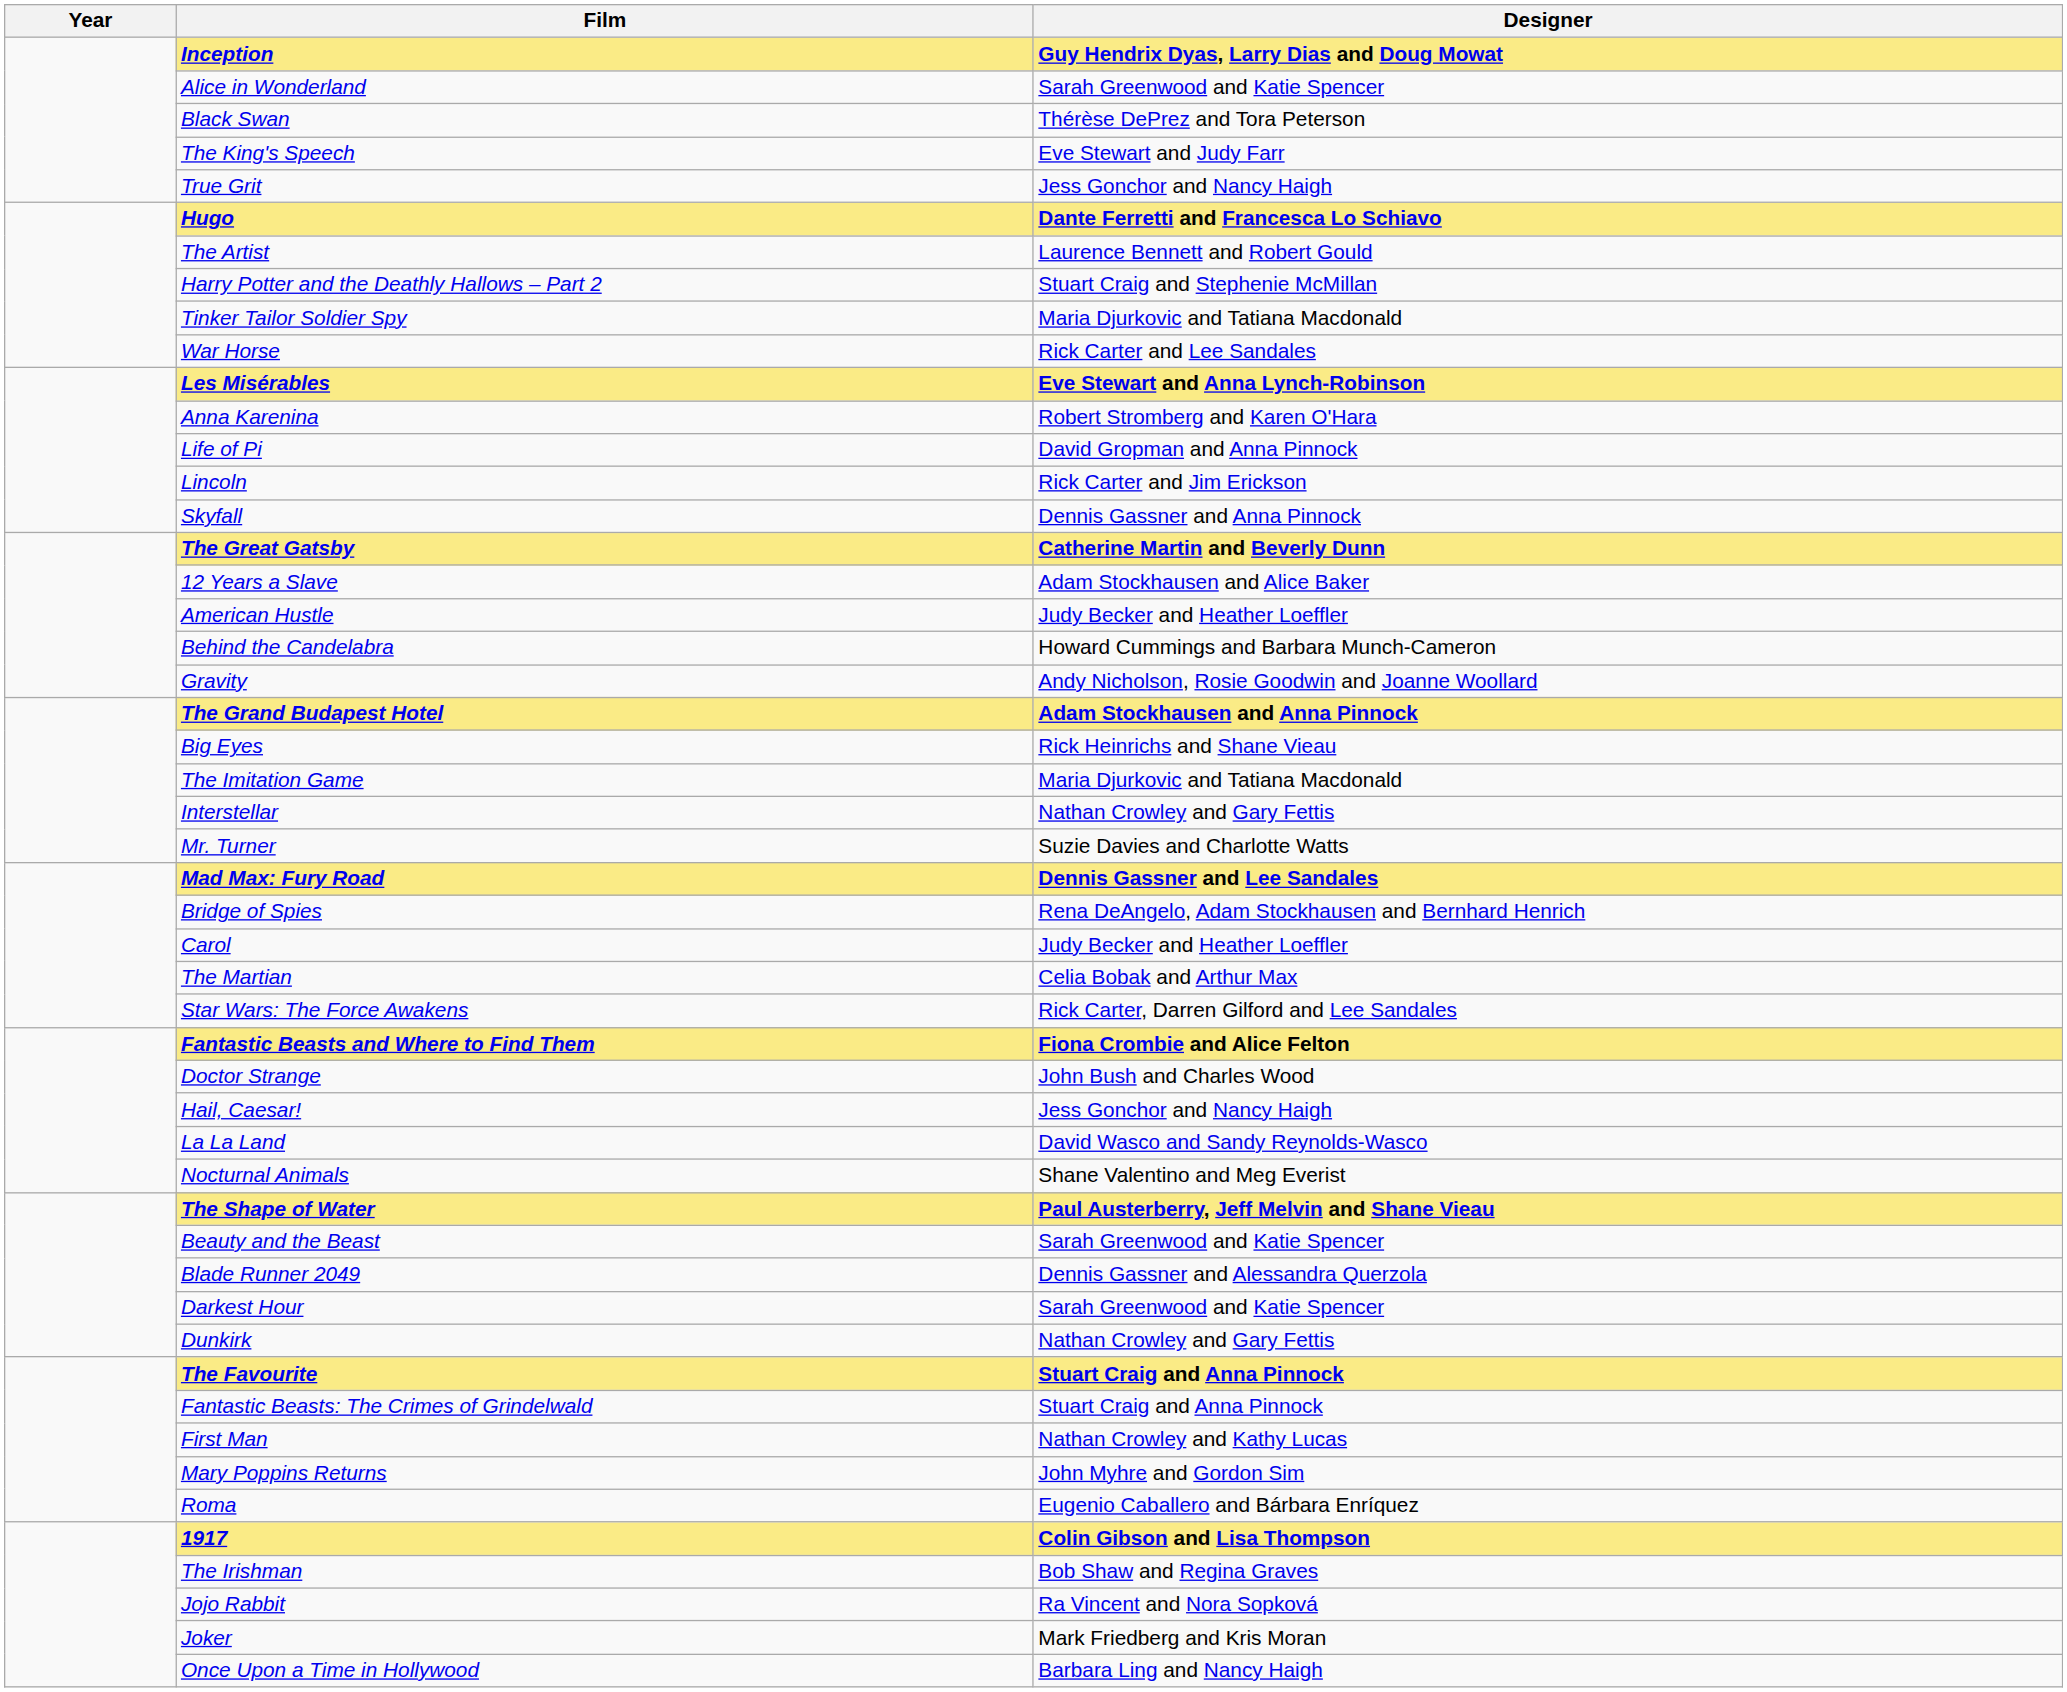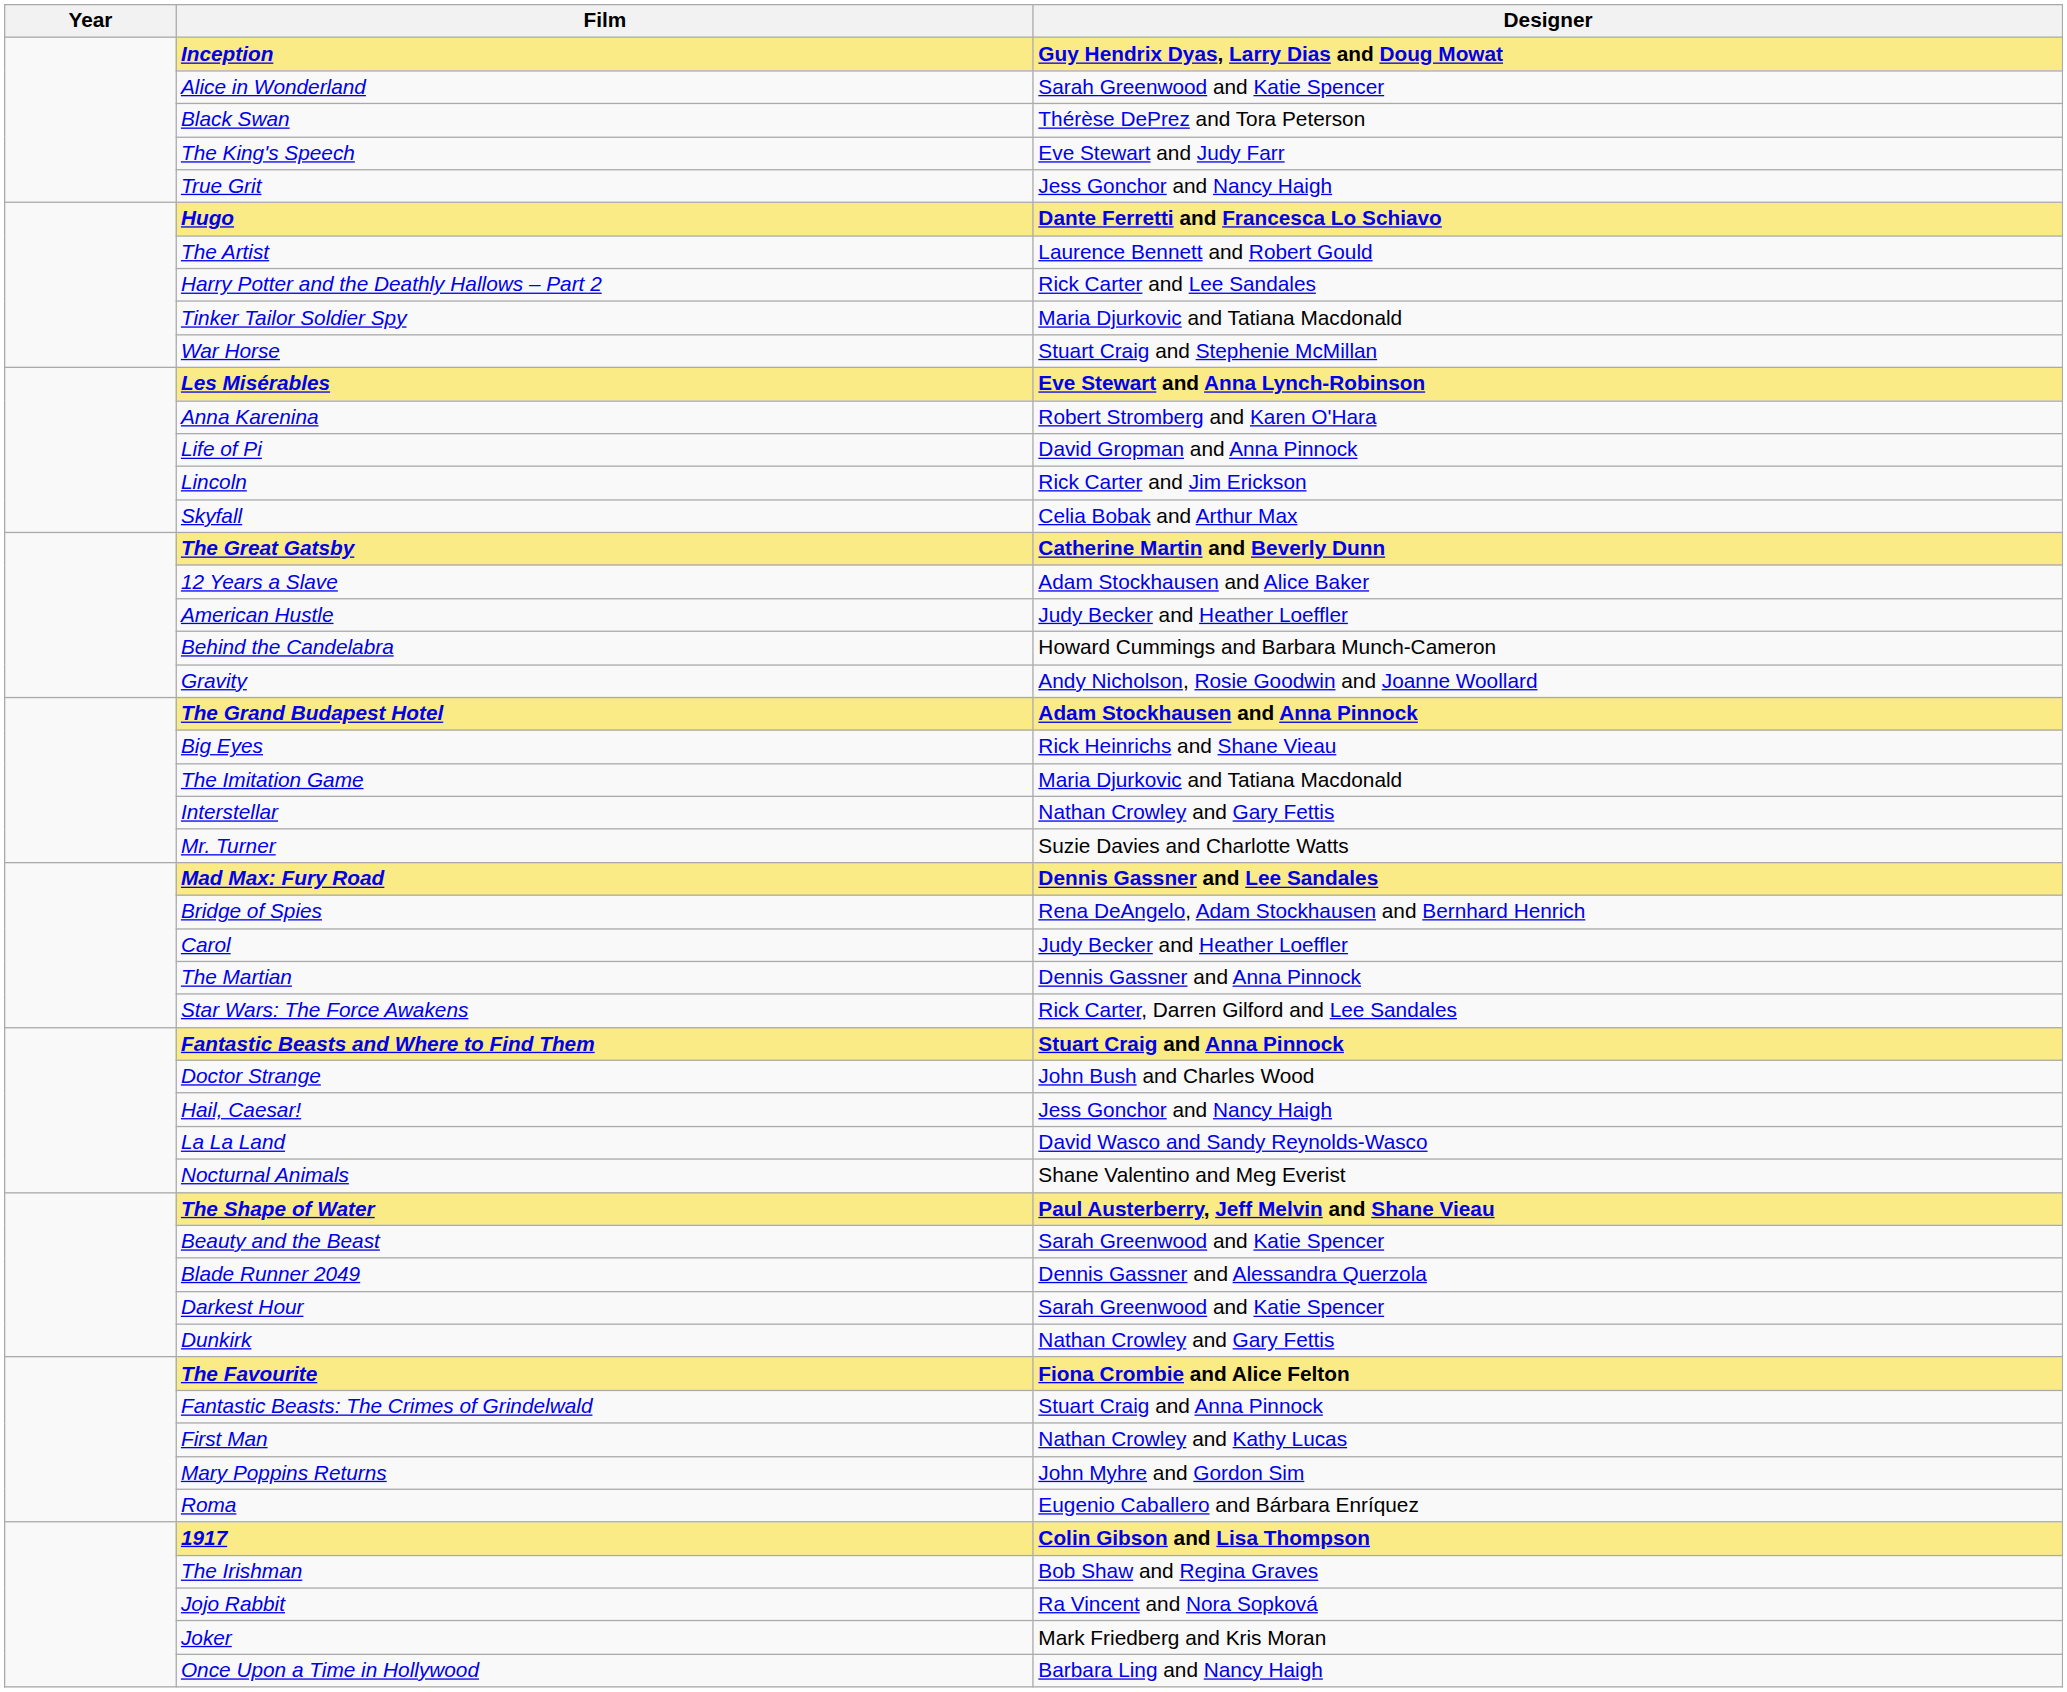(1208, 284) Stuart Craig and Stephenie McMillan -> (1177, 284) Rick Carter and Lee Sandales
(1177, 350) Rick Carter and Lee Sandales -> (1208, 350) Stuart Craig and Stephenie McMillan
(1200, 515) Dennis Gassner and Anna Pinnock -> (1168, 515) Celia Bobak and Arthur Max
(1168, 977) Celia Bobak and Arthur Max -> (1200, 977) Dennis Gassner and Anna Pinnock
(1194, 1043) Fiona Crombie and Alice Felton -> (1191, 1043) Stuart Craig and Anna Pinnock
(1191, 1373) Stuart Craig and Anna Pinnock -> (1194, 1373) Fiona Crombie and Alice Felton
